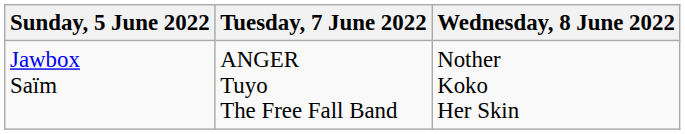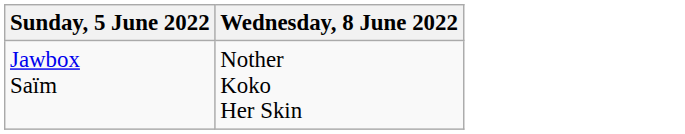- column: (323, 22)
